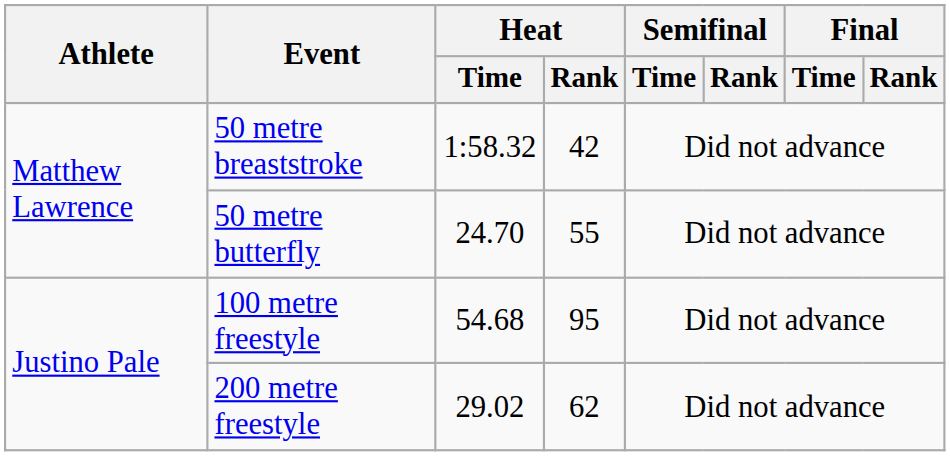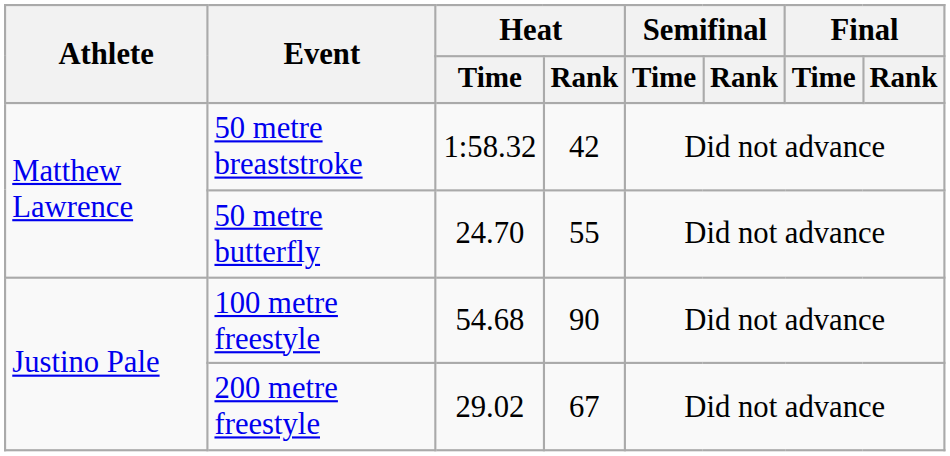(584, 320) 95 -> (584, 320) 90
(584, 407) 62 -> (584, 407) 67
